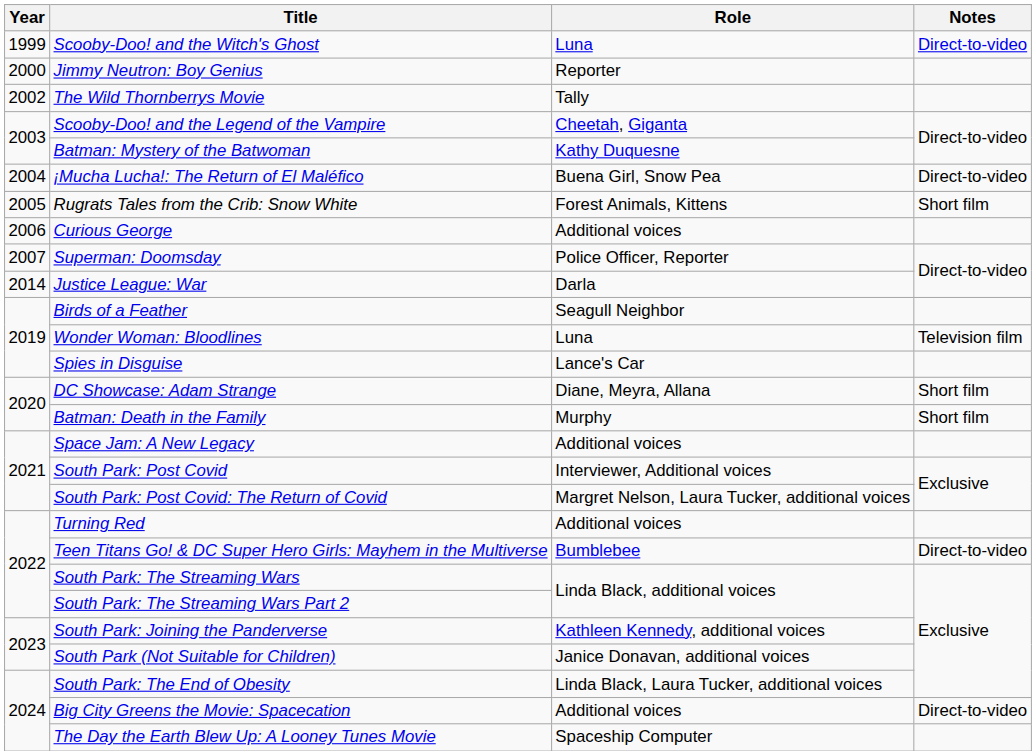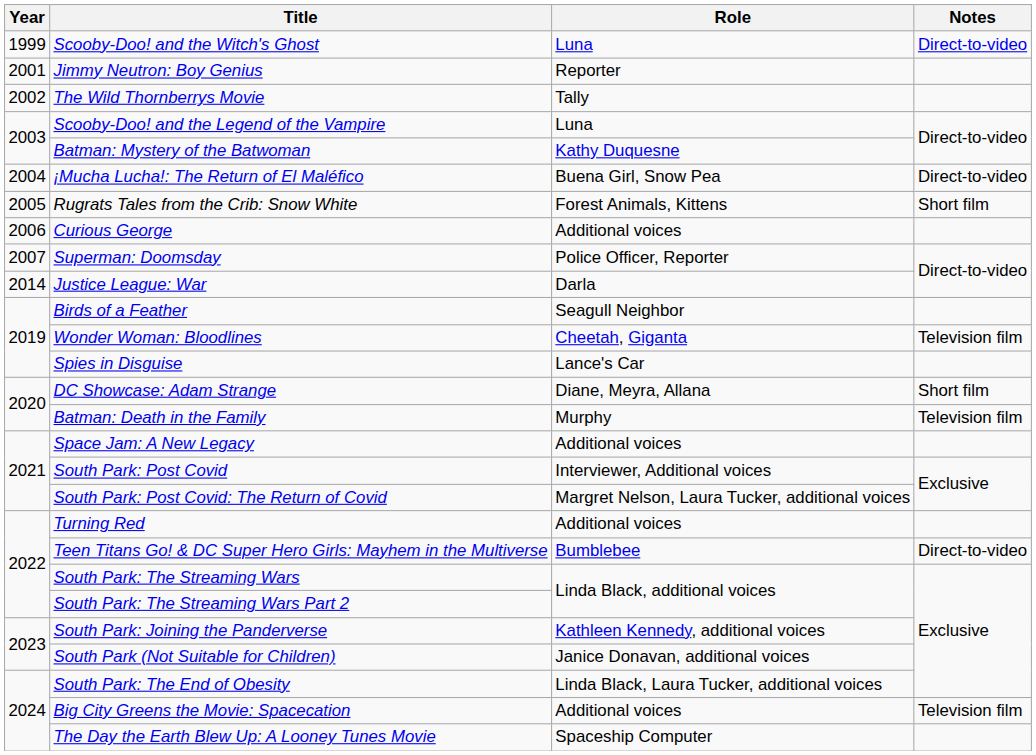(27, 71) 2000 -> (27, 71) 2001
(621, 124) Cheetah, Giganta -> (574, 124) Luna
(574, 337) Luna -> (621, 337) Cheetah, Giganta
(953, 417) Short film -> (970, 417) Television film
(973, 710) Direct-to-video -> (970, 710) Television film
